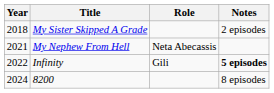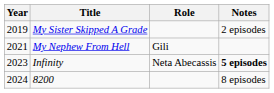(17, 29) 2018 -> (17, 29) 2019
(184, 46) Neta Abecassis -> (160, 46) Gili
(17, 63) 2022 -> (17, 63) 2023
(160, 63) Gili -> (184, 63) Neta Abecassis
